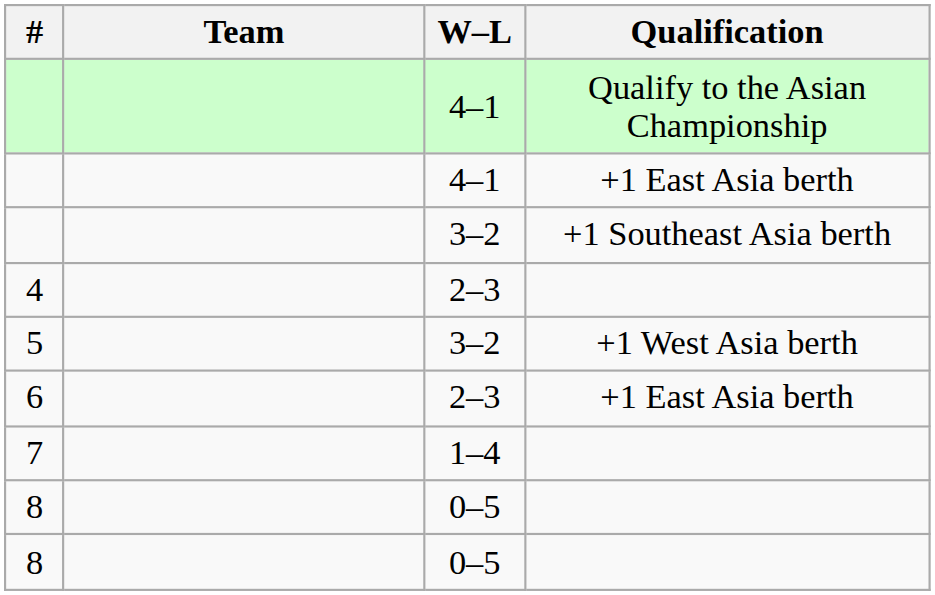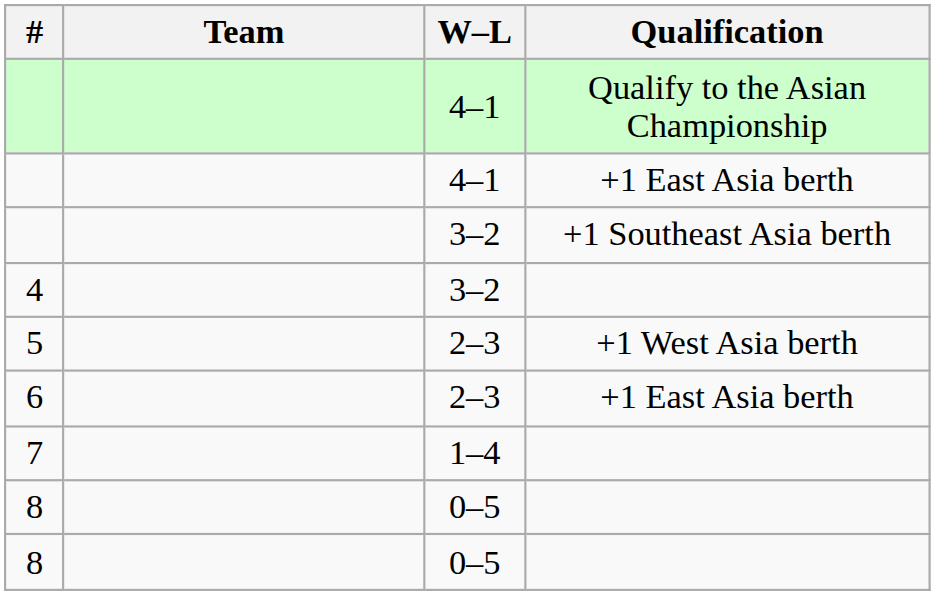(475, 288) 2–3 -> (475, 288) 3–2
(475, 343) 3–2 -> (475, 343) 2–3
